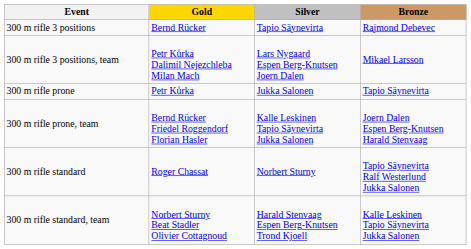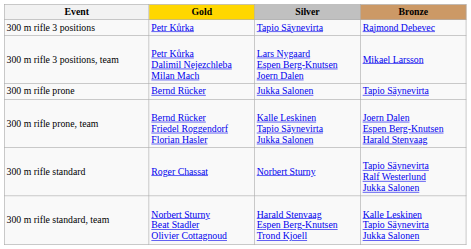(179, 27) Bernd Rücker -> (173, 27) Petr Kůrka
(173, 91) Petr Kůrka -> (179, 91) Bernd Rücker
